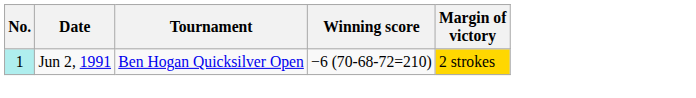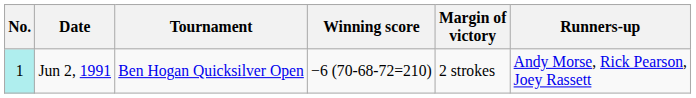+ column: (600, 26)
(467, 61) gold background -> (467, 71) no background
